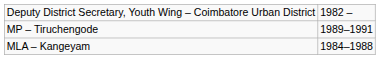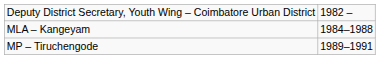rows swapped: (48, 46) <-> (52, 29)
